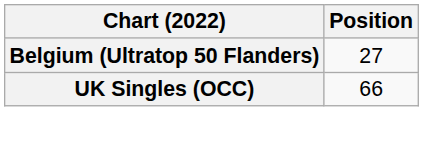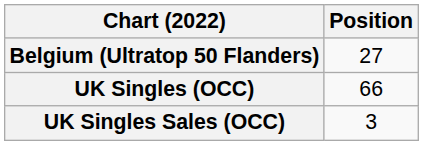+ row: (164, 122)
